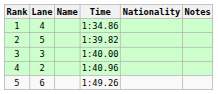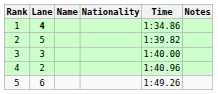columns swapped: (151, 11) <-> (100, 11)
(42, 26) normal -> (42, 26) bold
